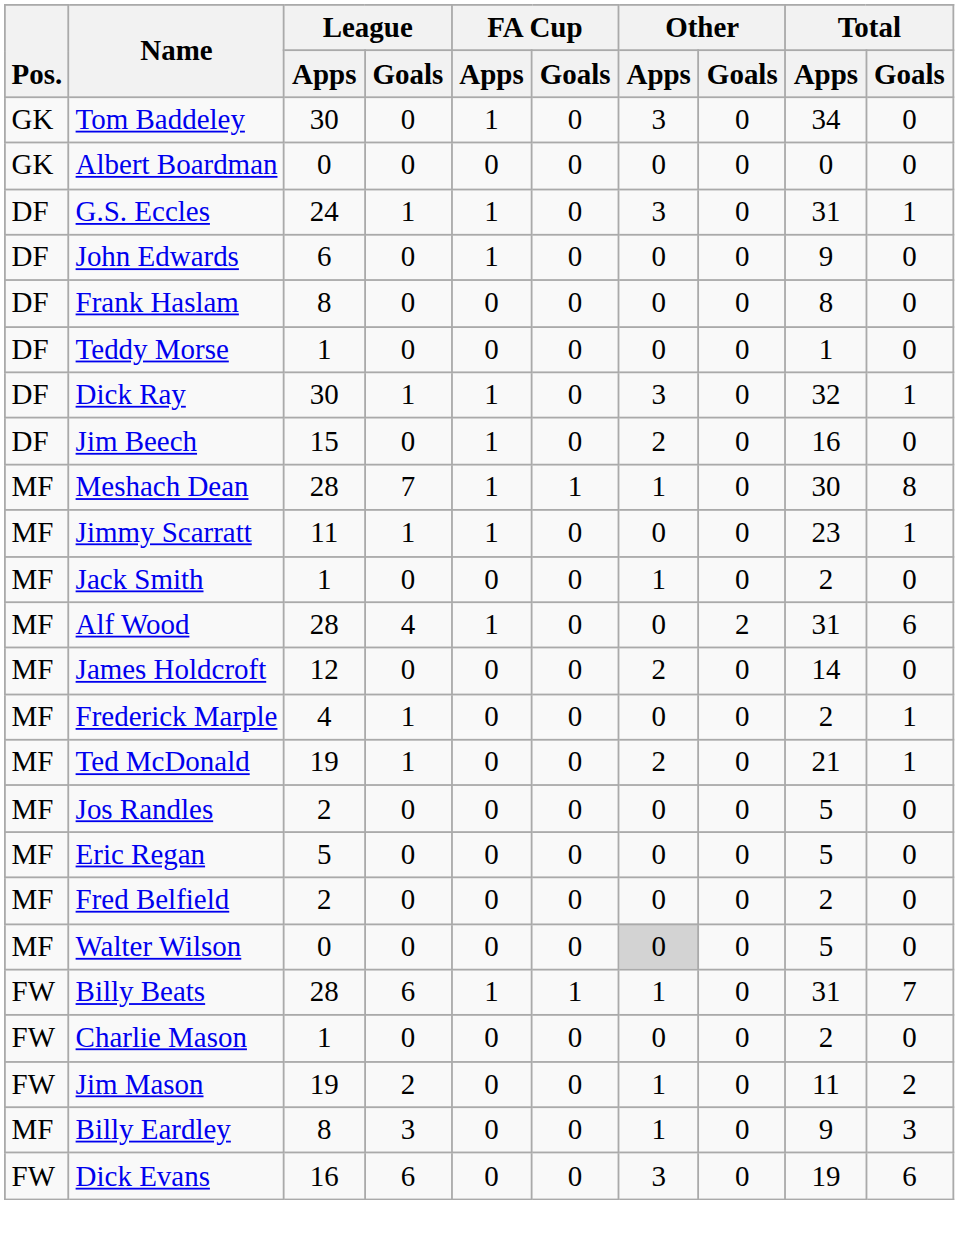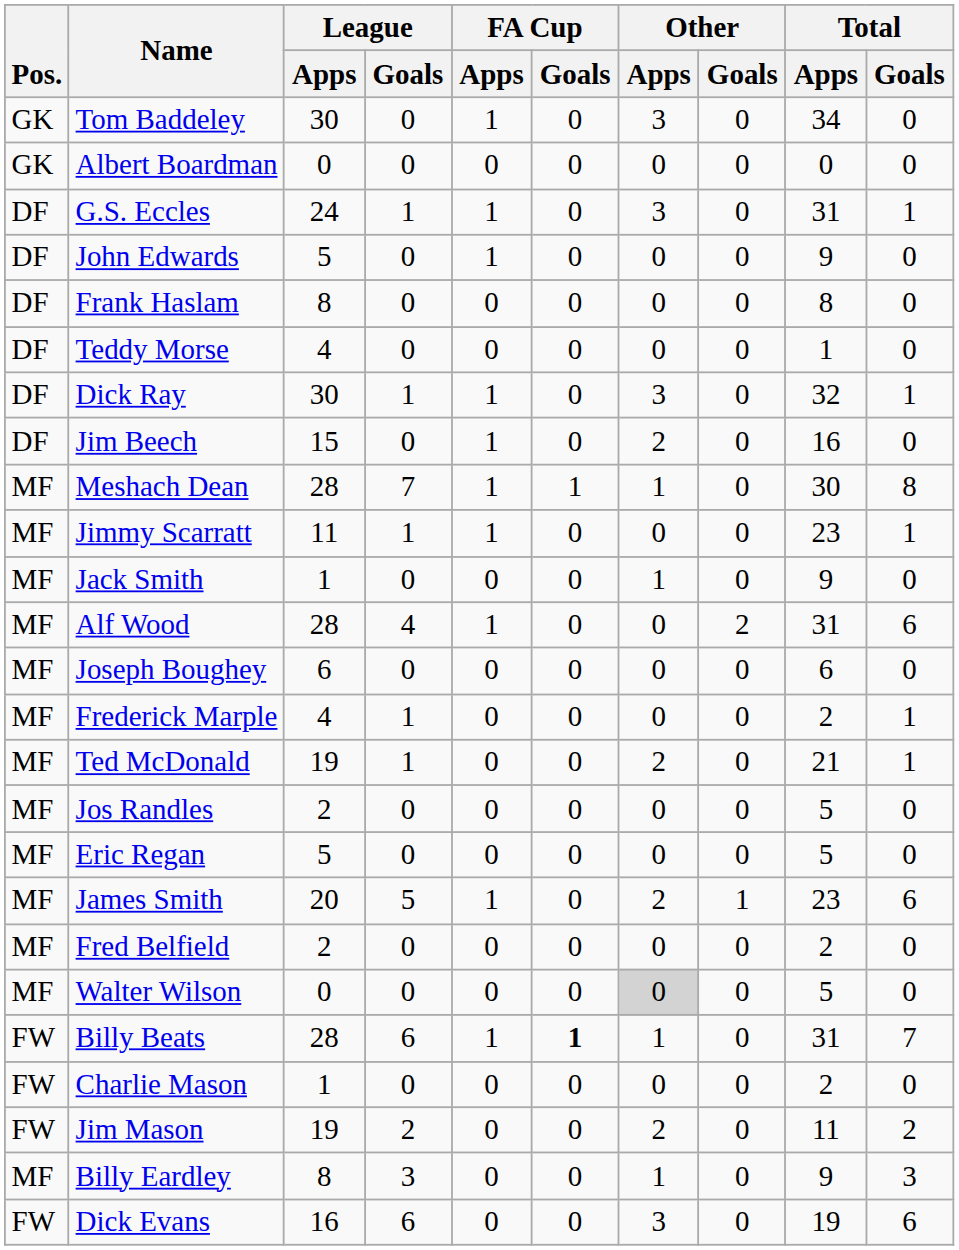(324, 257) 6 -> (324, 257) 5
(324, 348) 1 -> (324, 348) 4
(826, 578) 2 -> (826, 578) 9
+ row: (171, 670)
- row: (171, 670)
+ row: (149, 900)
(575, 991) normal -> (575, 1037) bold
(659, 1083) 1 -> (659, 1129) 2
